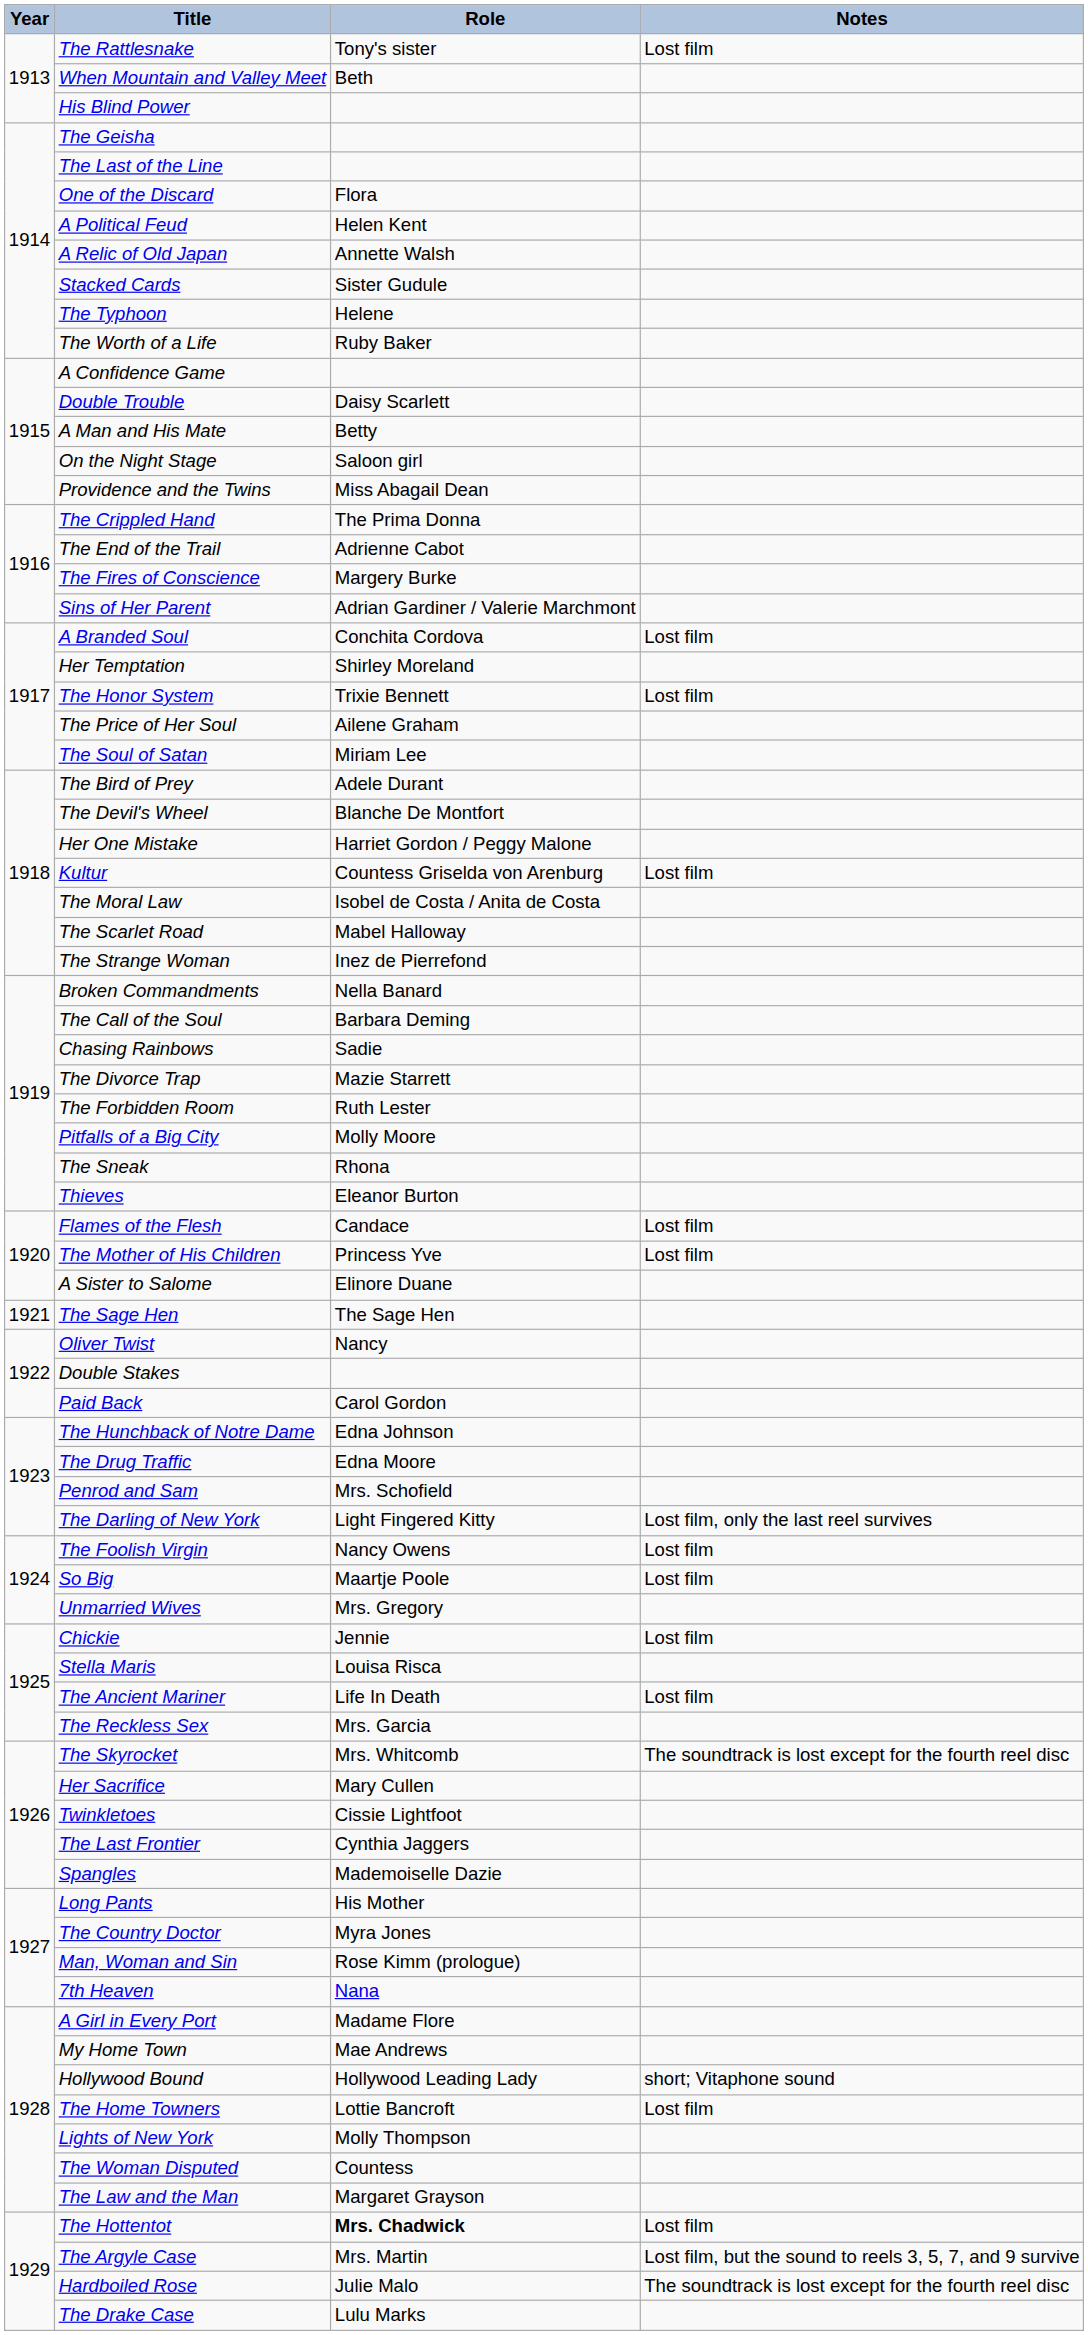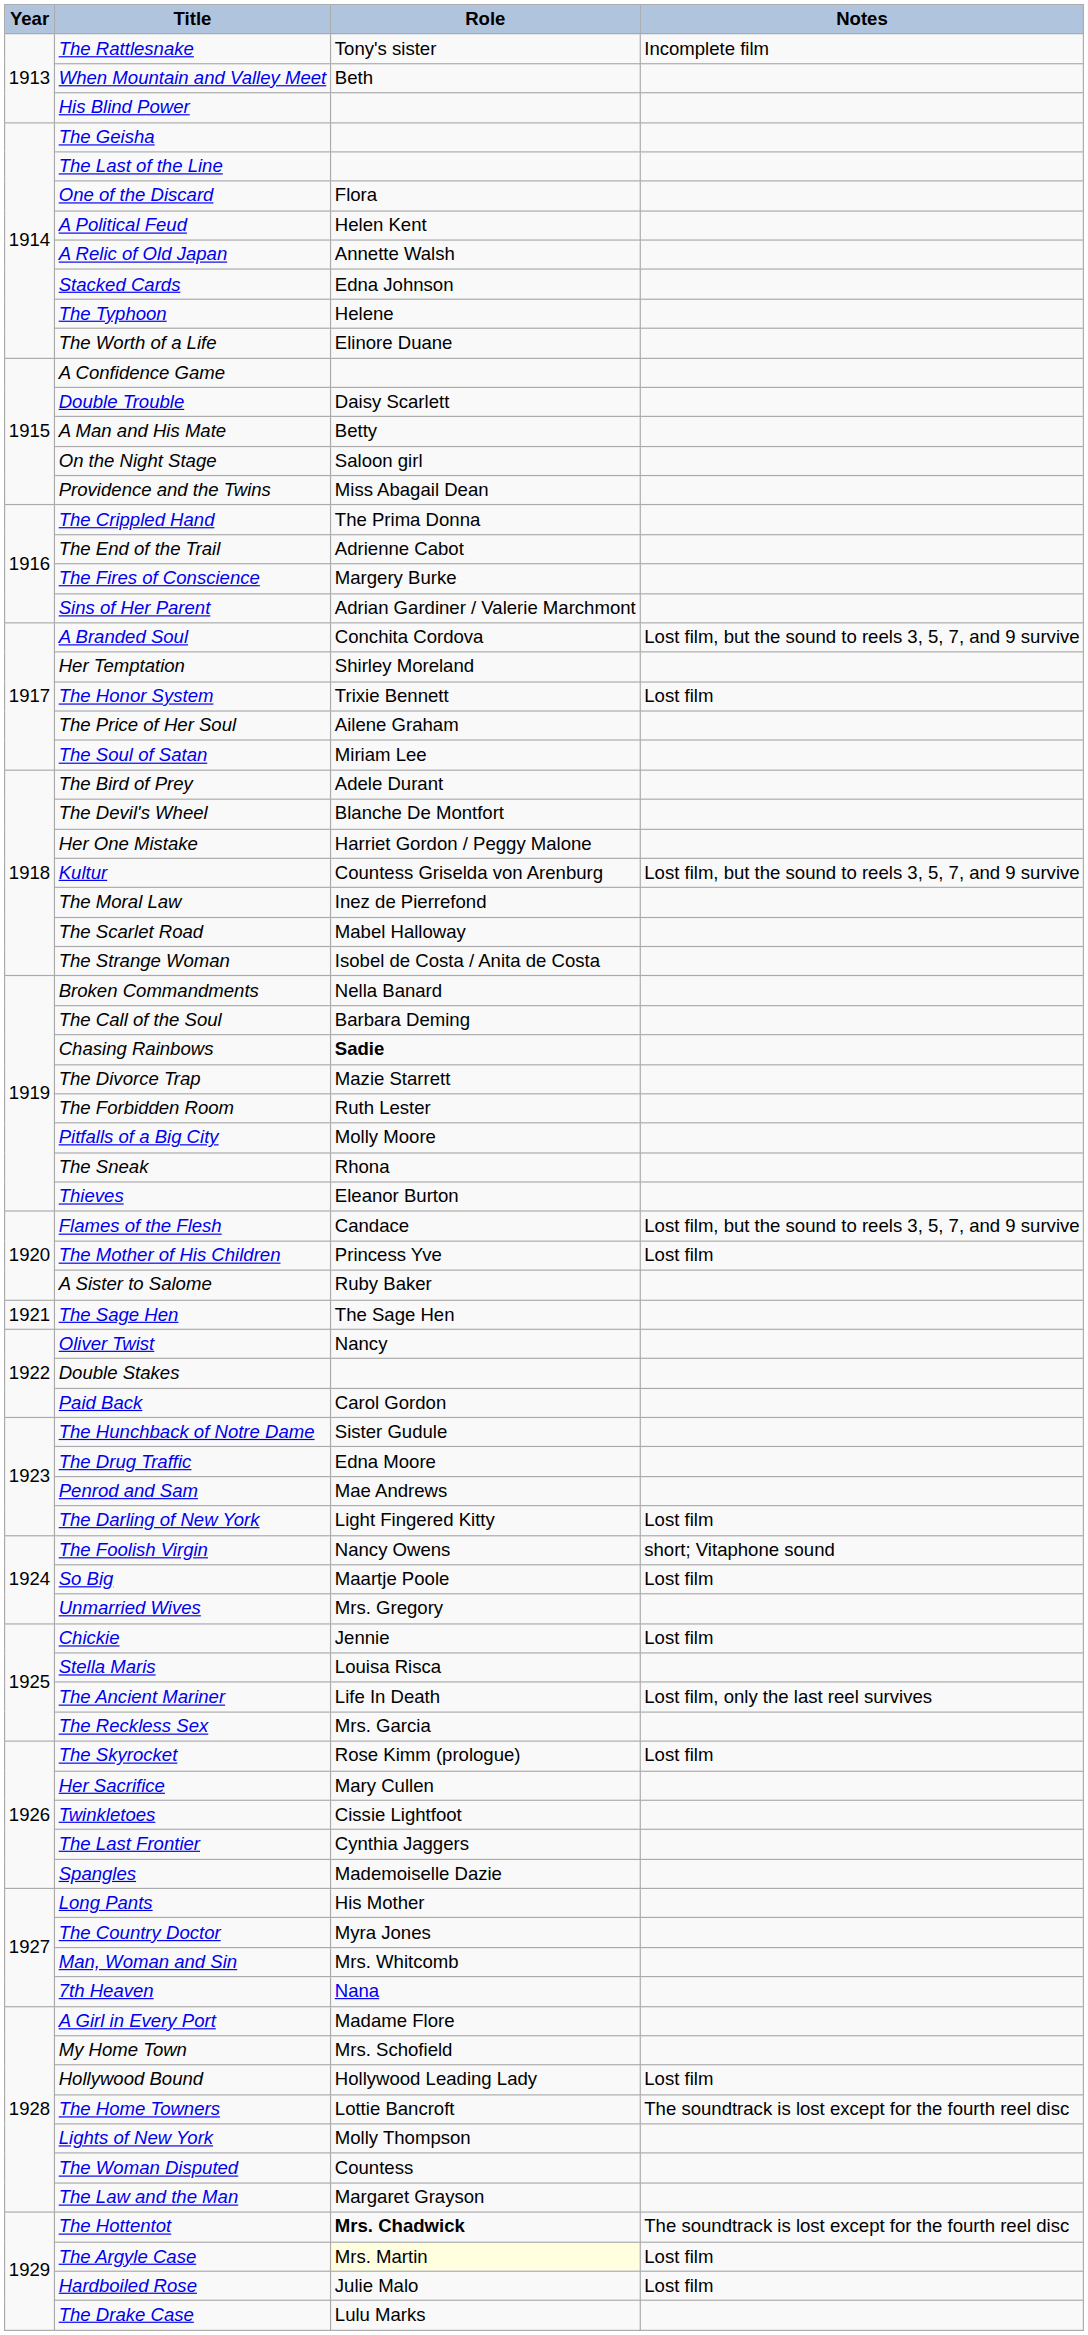(679, 48) Lost film -> (707, 48) Incomplete film
(391, 284) Sister Gudule -> (394, 284) Edna Johnson
(383, 343) Ruby Baker -> (394, 343) Elinore Duane
(679, 637) Lost film -> (862, 637) Lost film, but the sound to reels 3, 5, 7, and 9 survive
(679, 872) Lost film -> (862, 872) Lost film, but the sound to reels 3, 5, 7, and 9 survive
(467, 902) Isobel de Costa / Anita de Costa -> (411, 902) Inez de Pierrefond
(411, 961) Inez de Pierrefond -> (467, 961) Isobel de Costa / Anita de Costa
(359, 1049) normal -> (360, 1049) bold
(679, 1226) Lost film -> (862, 1226) Lost film, but the sound to reels 3, 5, 7, and 9 survive
(394, 1284) Elinore Duane -> (383, 1284) Ruby Baker
(394, 1432) Edna Johnson -> (391, 1432) Sister Gudule
(394, 1490) Mrs. Schofield -> (391, 1490) Mae Andrews
(788, 1520) Lost film, only the last reel survives -> (679, 1520) Lost film
(679, 1549) Lost film -> (740, 1549) short; Vitaphone sound
(679, 1697) Lost film -> (788, 1697) Lost film, only the last reel survives
(397, 1755) Mrs. Whitcomb -> (428, 1755) Rose Kimm (prologue)
(857, 1755) The soundtrack is lost except for the fourth reel disc -> (679, 1755) Lost film
(428, 1961) Rose Kimm (prologue) -> (397, 1961) Mrs. Whitcomb
(391, 2050) Mae Andrews -> (394, 2050) Mrs. Schofield
(740, 2079) short; Vitaphone sound -> (679, 2079) Lost film
(679, 2109) Lost film -> (857, 2109) The soundtrack is lost except for the fourth reel disc
(679, 2226) Lost film -> (857, 2226) The soundtrack is lost except for the fourth reel disc
(381, 2256) no background -> (381, 2256) lightyellow background
(862, 2256) Lost film, but the sound to reels 3, 5, 7, and 9 survive -> (679, 2256) Lost film
(857, 2285) The soundtrack is lost except for the fourth reel disc -> (679, 2285) Lost film
